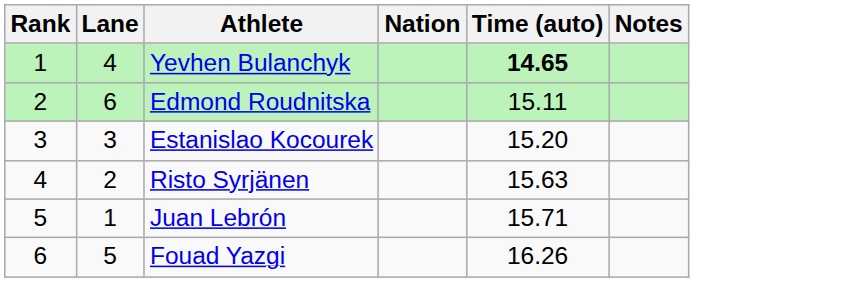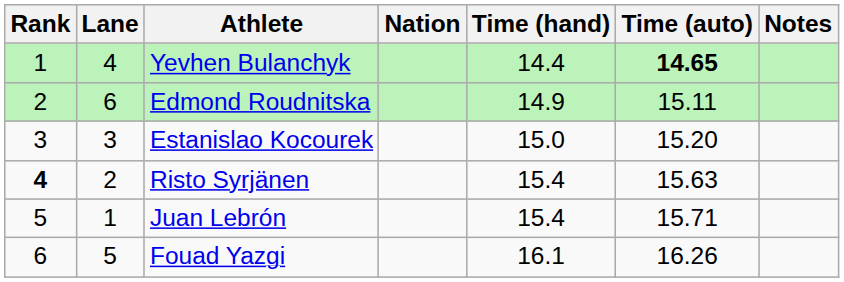+ column: (541, 23)
(40, 179) normal -> (40, 179) bold
